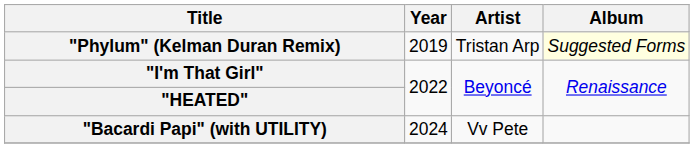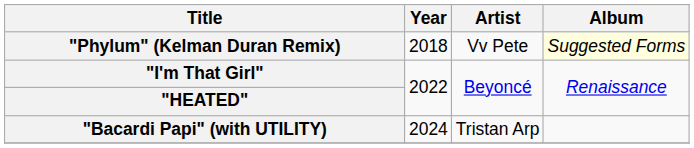(428, 45) 2019 -> (428, 45) 2018
(498, 45) Tristan Arp -> (498, 45) Vv Pete
(498, 128) Vv Pete -> (498, 128) Tristan Arp
